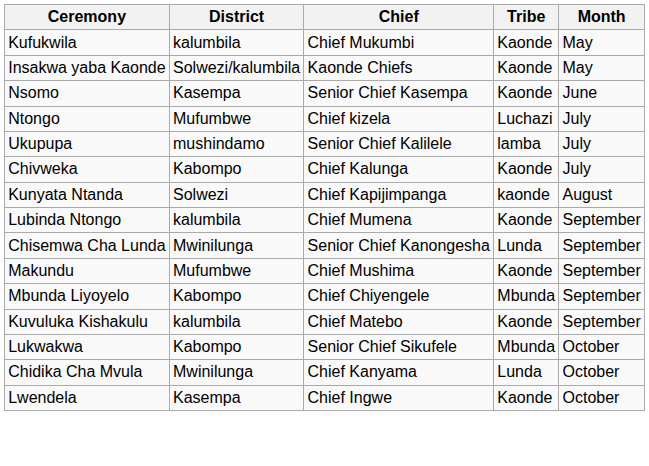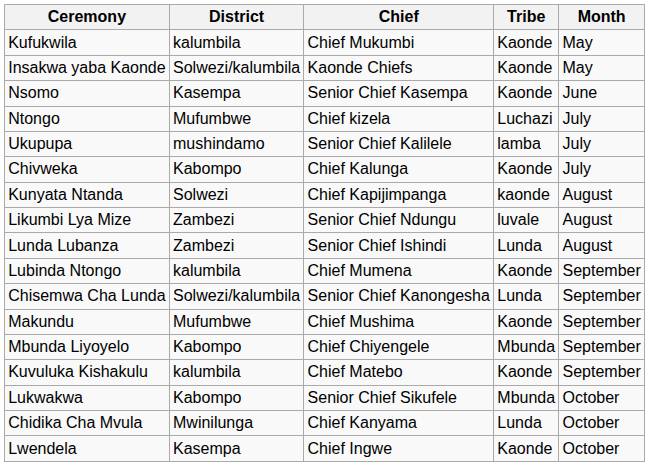+ row: (70, 220)
+ row: (63, 245)
(213, 245) Mwinilunga -> (237, 296) Solwezi/kalumbila
